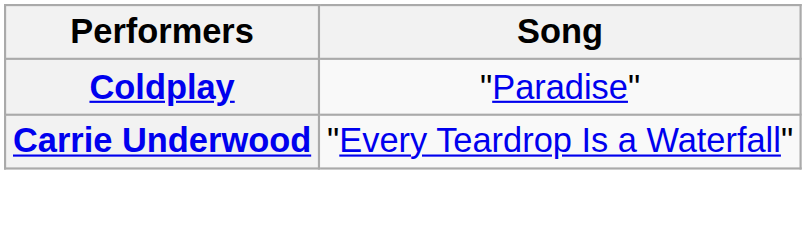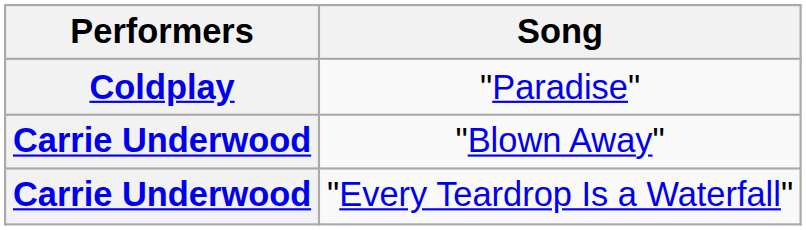+ row: (560, 140)
